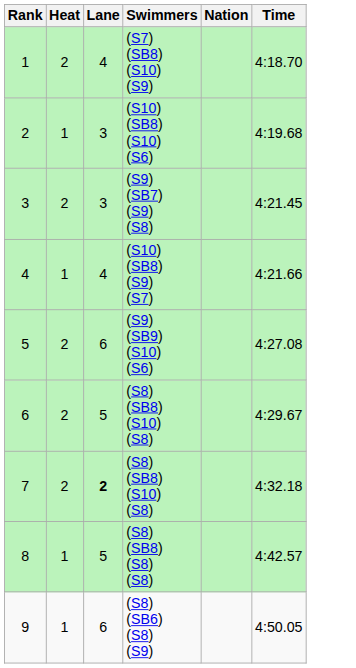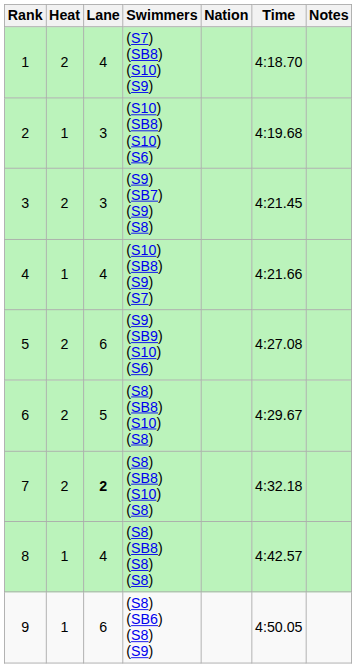+ column: (329, 15)
(103, 556) 5 -> (103, 556) 4
